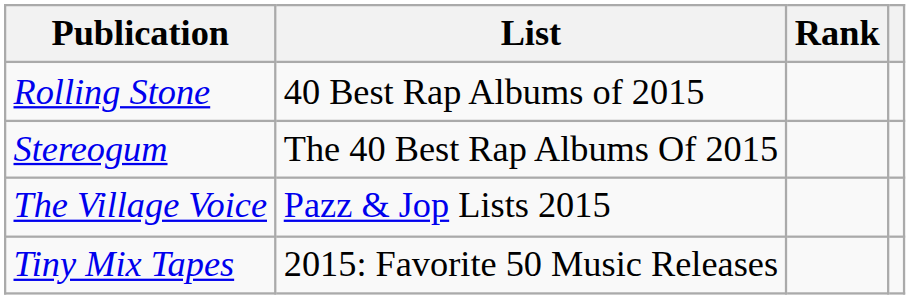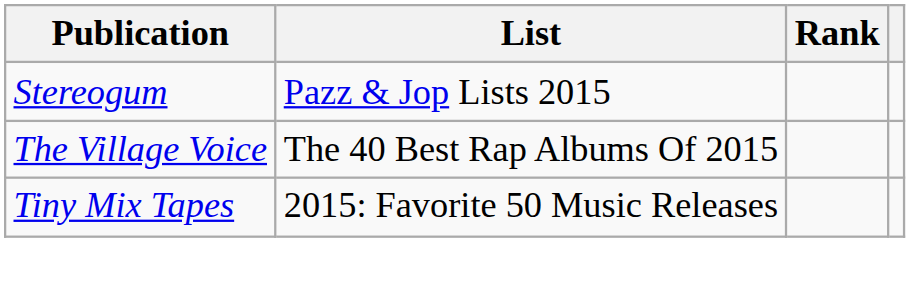- row: (112, 90)
(531, 148) The 40 Best Rap Albums Of 2015 -> (447, 90) Pazz & Jop Lists 2015
(447, 206) Pazz & Jop Lists 2015 -> (531, 148) The 40 Best Rap Albums Of 2015
